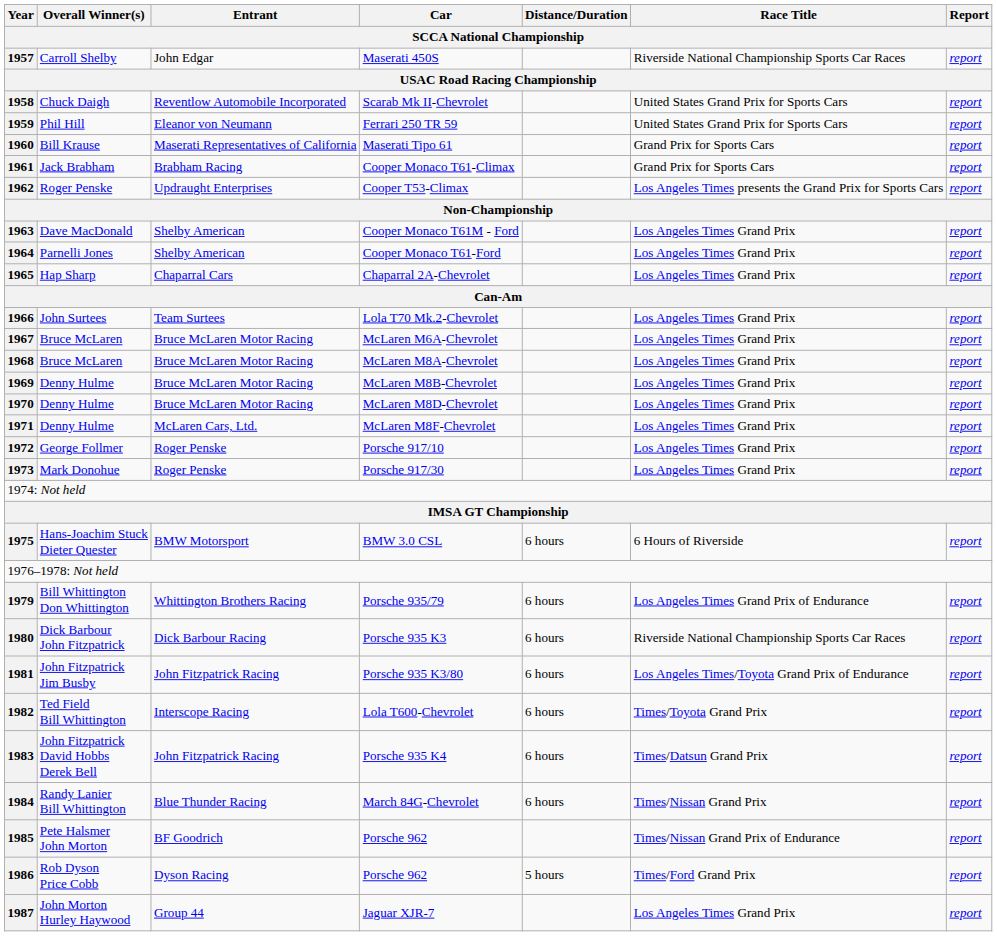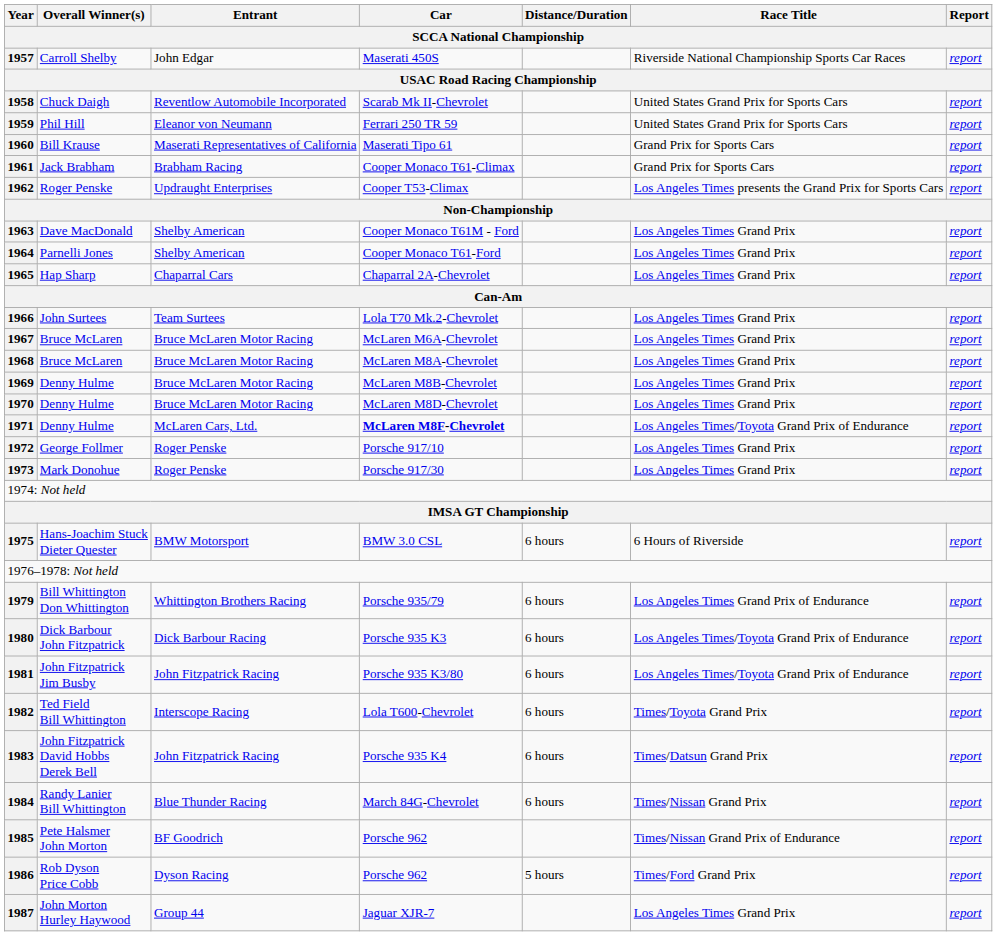(429, 426) normal -> (434, 426) bold
(715, 426) Los Angeles Times Grand Prix -> (771, 426) Los Angeles Times/Toyota Grand Prix of Endurance
(770, 637) Riverside National Championship Sports Car Races -> (771, 637) Los Angeles Times/Toyota Grand Prix of Endurance
